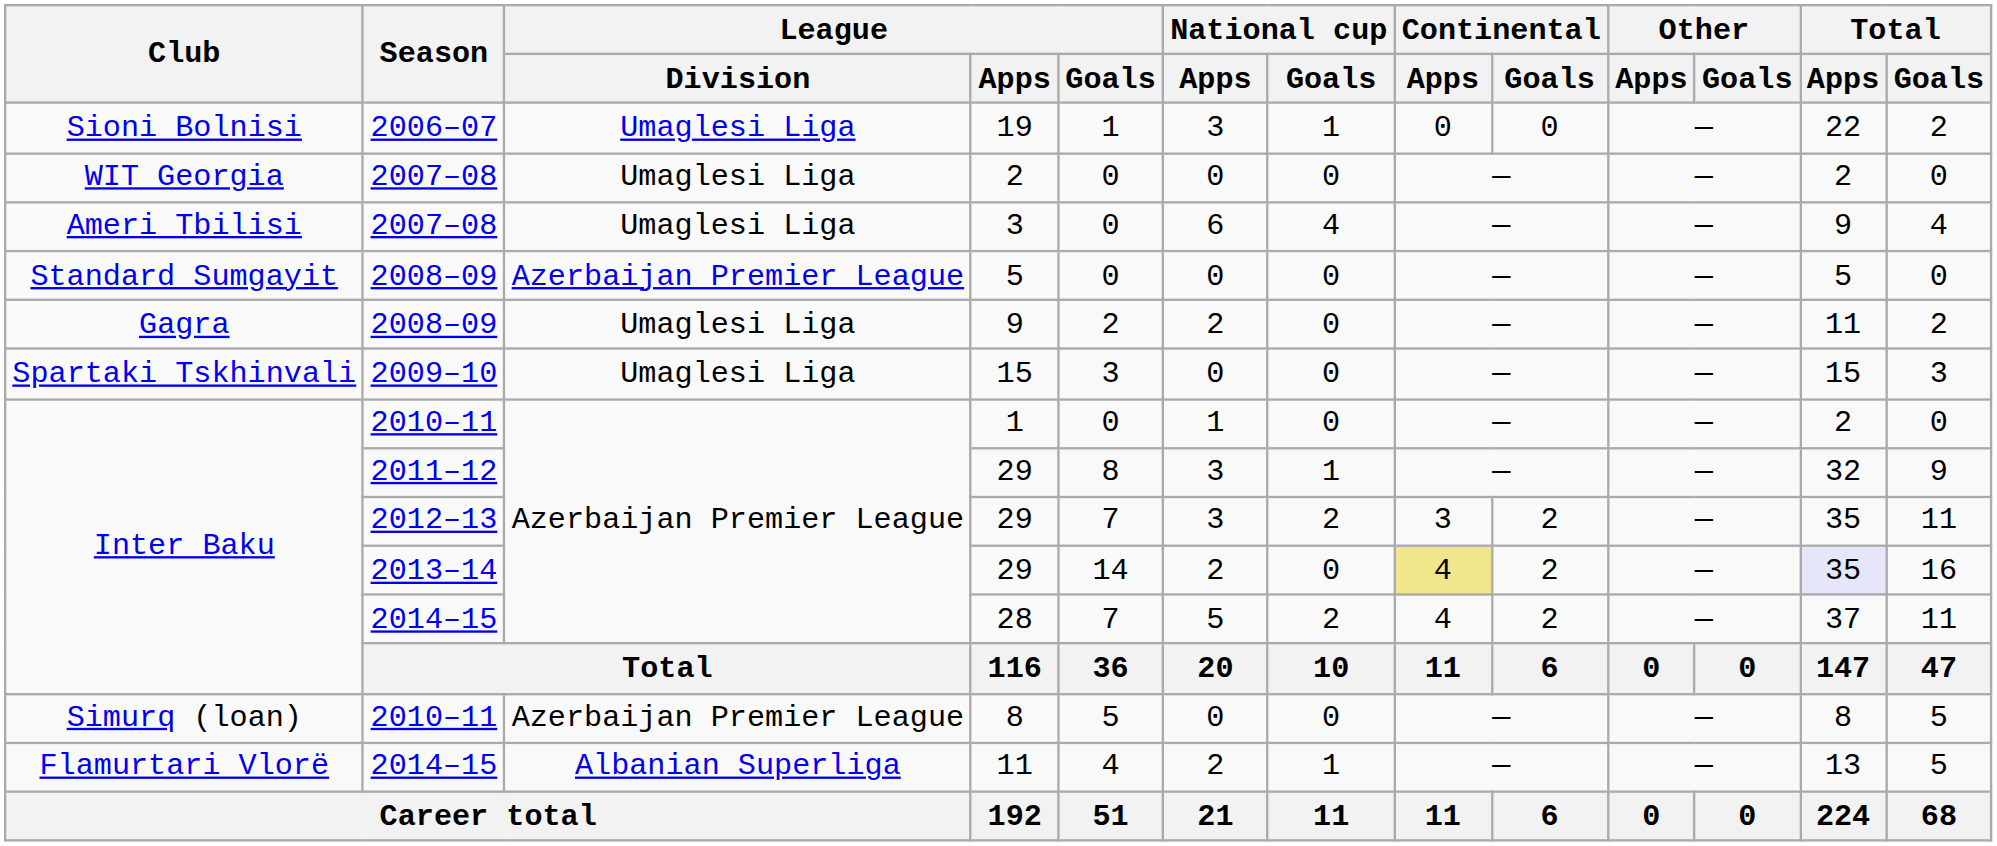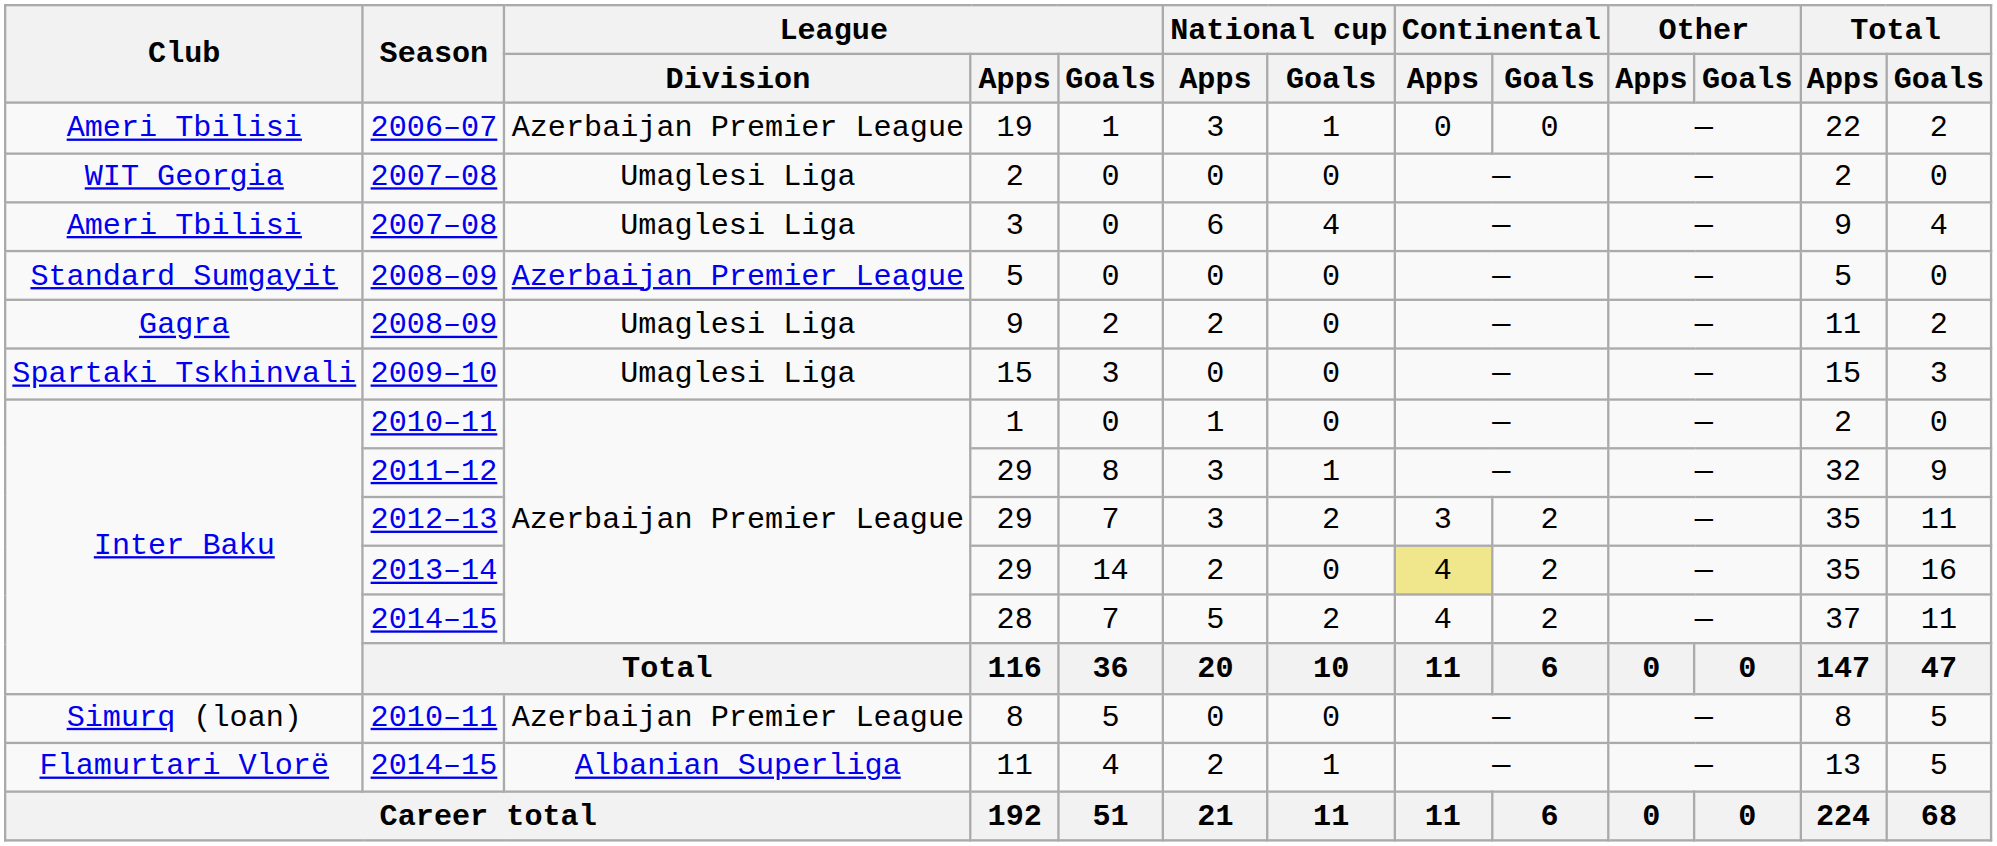(184, 128) Sioni Bolnisi -> (184, 128) Ameri Tbilisi
(738, 128) Umaglesi Liga -> (738, 128) Azerbaijan Premier League
(1843, 570) lavender background -> (1843, 570) no background
